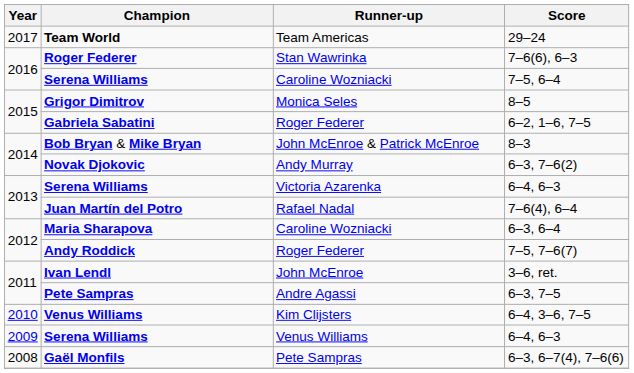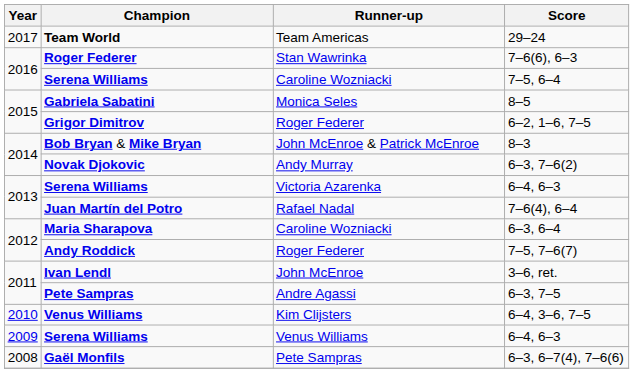(94, 101) Grigor Dimitrov -> (99, 101) Gabriela Sabatini
(99, 122) Gabriela Sabatini -> (94, 122) Grigor Dimitrov
